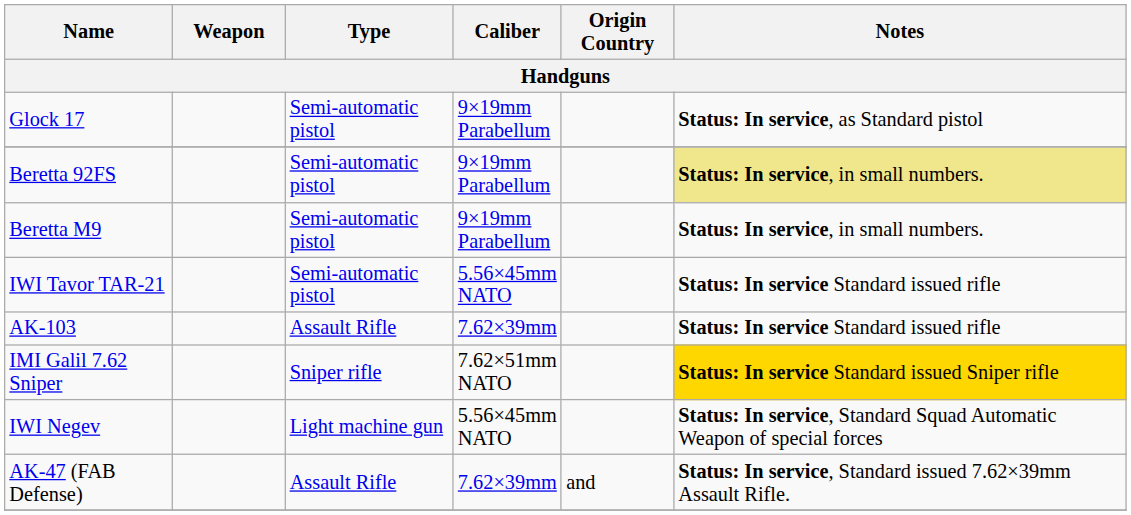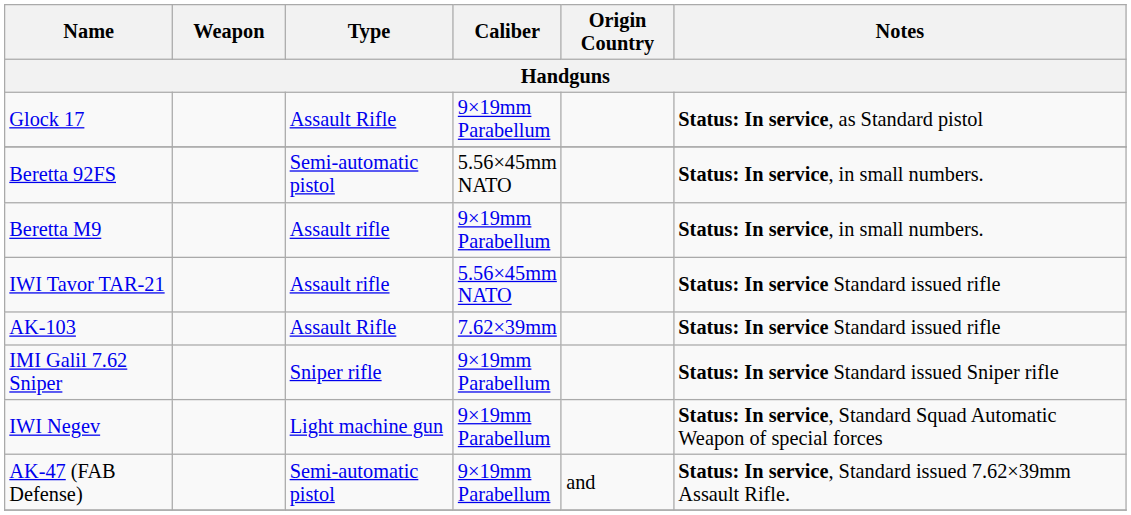(354, 119) Semi-automatic pistol -> (343, 119) Assault Rifle
(504, 174) 9×19mm Parabellum -> (507, 174) 5.56×45mm NATO
(831, 174) khaki background -> (831, 174) no background
(354, 229) Semi-automatic pistol -> (340, 229) Assault rifle
(354, 284) Semi-automatic pistol -> (340, 284) Assault rifle
(507, 371) 7.62×51mm NATO -> (504, 371) 9×19mm Parabellum
(869, 371) gold background -> (869, 371) no background
(507, 427) 5.56×45mm NATO -> (504, 427) 9×19mm Parabellum
(343, 482) Assault Rifle -> (354, 482) Semi-automatic pistol
(507, 482) 7.62×39mm -> (504, 482) 9×19mm Parabellum
